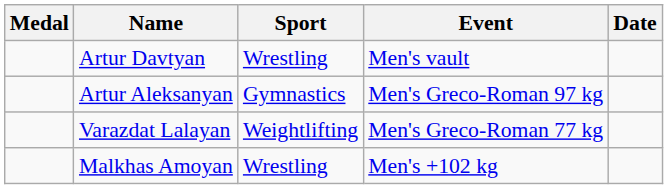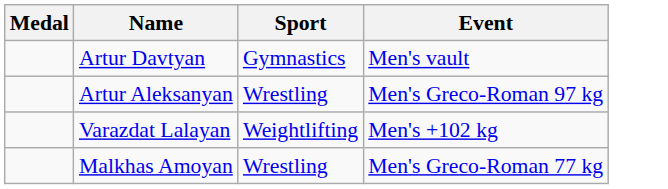- column: (635, 22)
(285, 58) Wrestling -> (294, 58) Gymnastics
(294, 94) Gymnastics -> (285, 94) Wrestling
(486, 130) Men's Greco-Roman 77 kg -> (433, 130) Men's +102 kg
(433, 165) Men's +102 kg -> (486, 165) Men's Greco-Roman 77 kg
